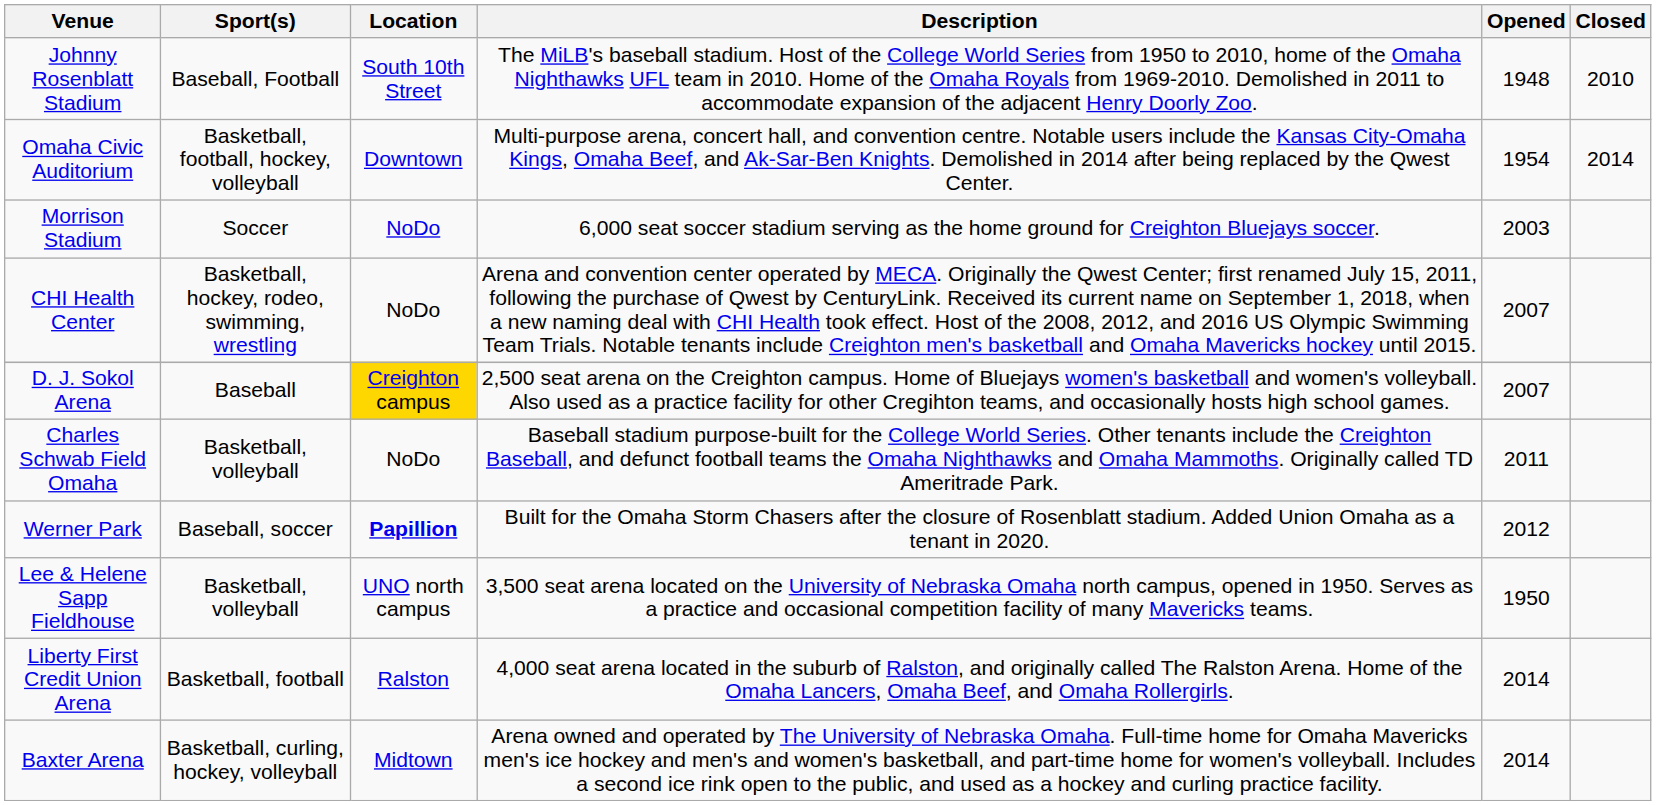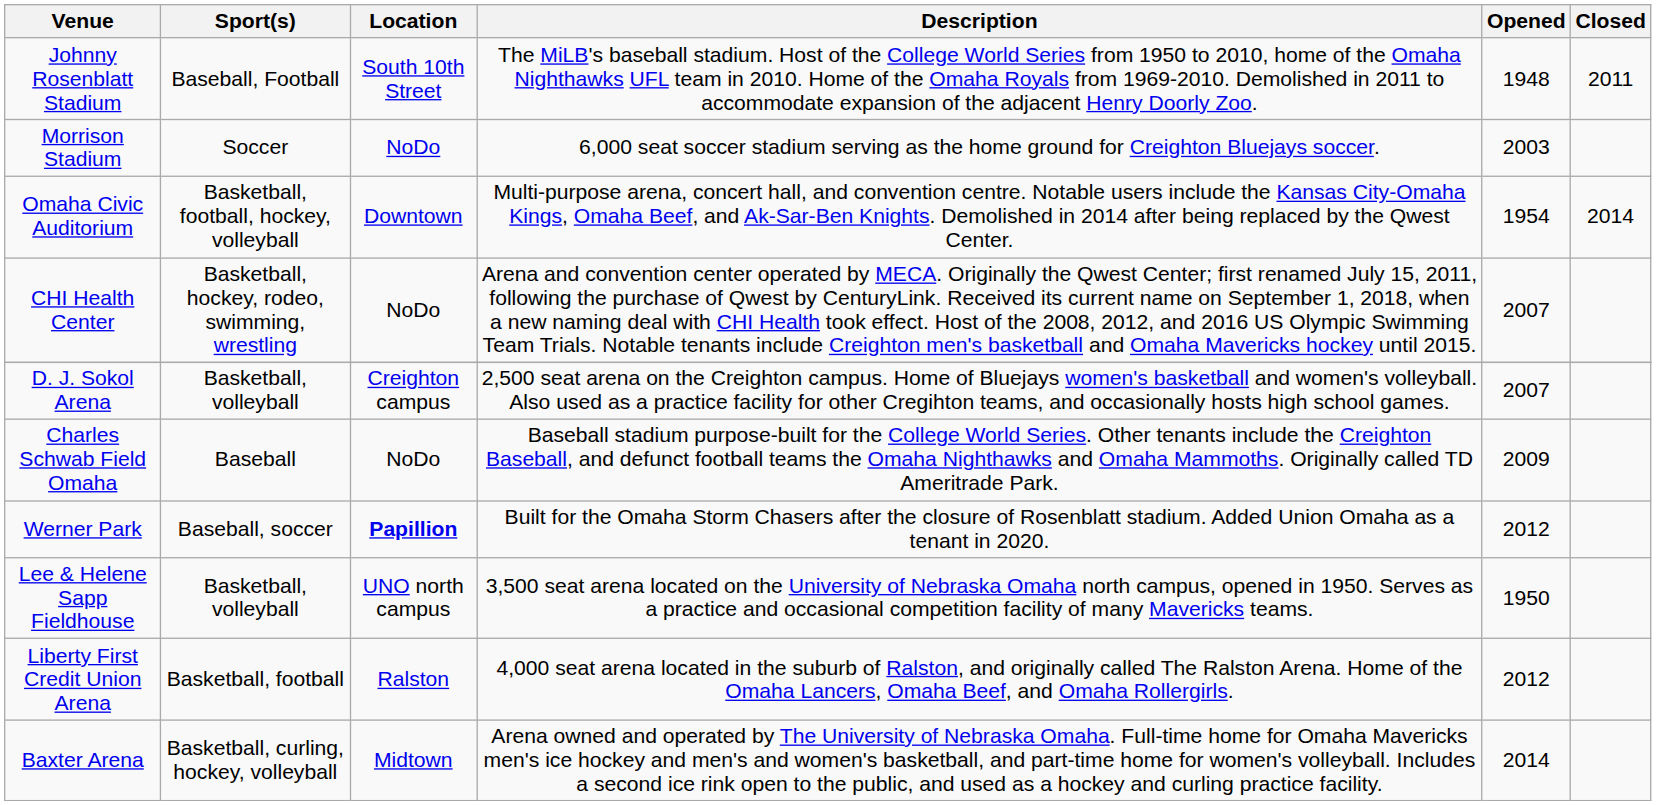(1611, 78) 2010 -> (1611, 78) 2011
rows swapped: (83, 228) <-> (83, 159)
(255, 390) Baseball -> (255, 390) Basketball, volleyball
(413, 390) gold background -> (413, 390) no background
(255, 459) Basketball, volleyball -> (255, 459) Baseball
(1526, 459) 2011 -> (1526, 459) 2009
(1526, 679) 2014 -> (1526, 679) 2012
